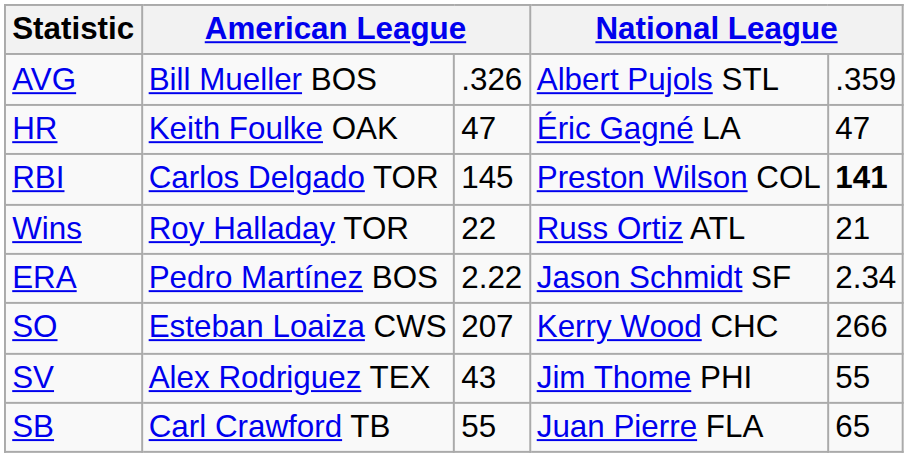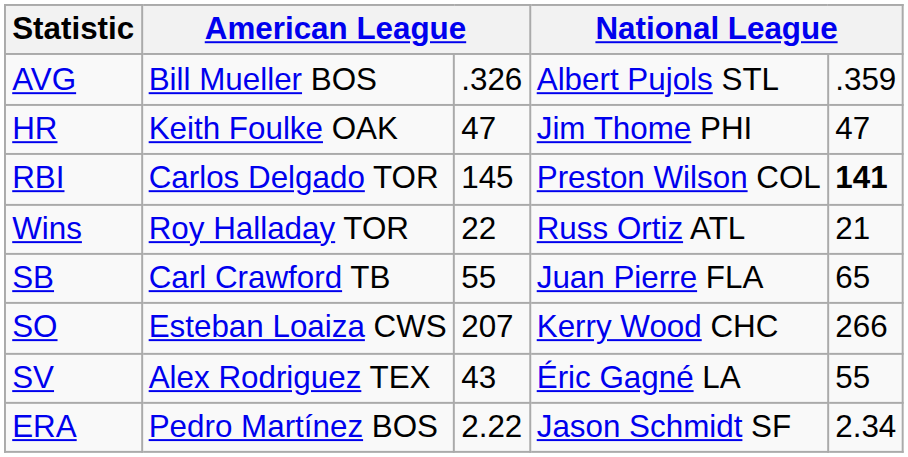(639, 128) Éric Gagné LA -> (644, 128) Jim Thome PHI
rows swapped: (44, 278) <-> (33, 427)
(644, 377) Jim Thome PHI -> (639, 377) Éric Gagné LA
